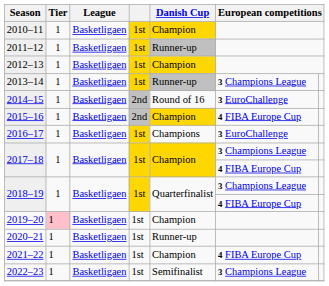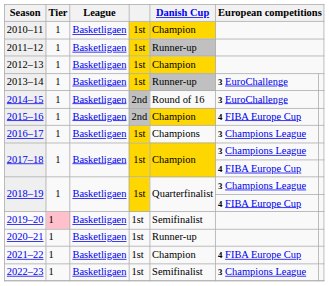(262, 81) 3 Champions League -> (253, 81) 3 EuroChallenge
(253, 133) 3 EuroChallenge -> (262, 133) 3 Champions League
(174, 220) Champion -> (177, 220) Semifinalist
